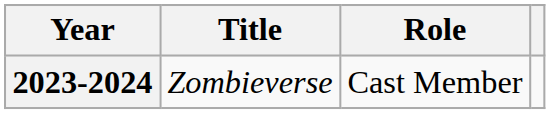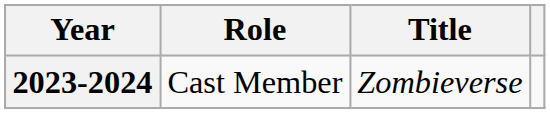columns swapped: (250, 30) <-> (435, 30)
